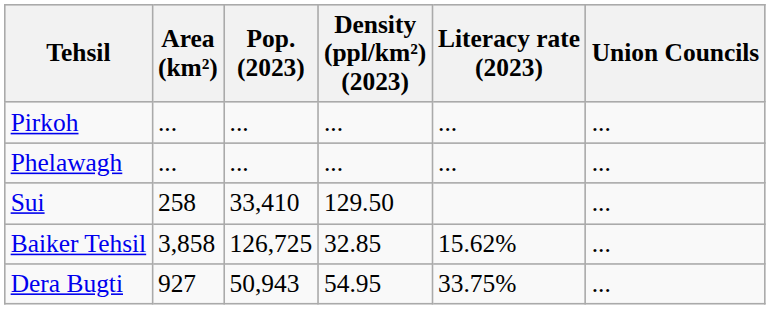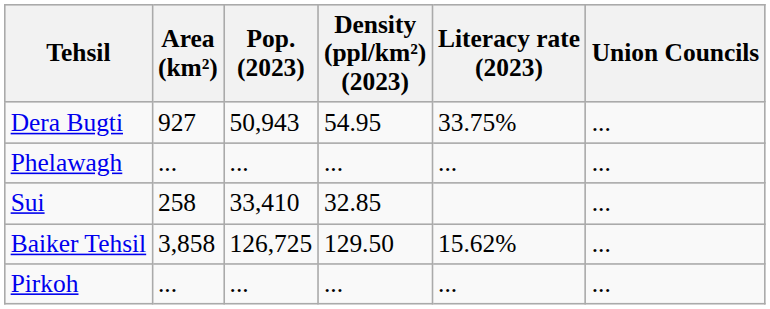rows swapped: (67, 283) <-> (45, 122)
(359, 202) 129.50 -> (353, 202) 32.85
(353, 243) 32.85 -> (359, 243) 129.50
